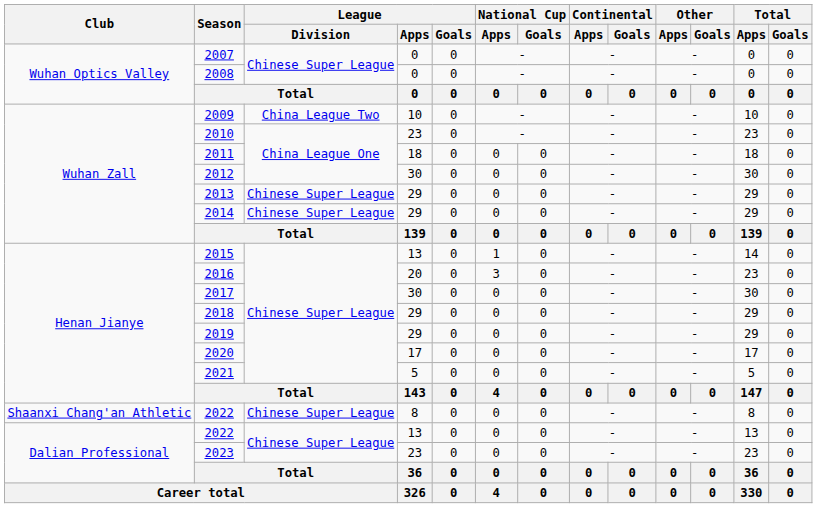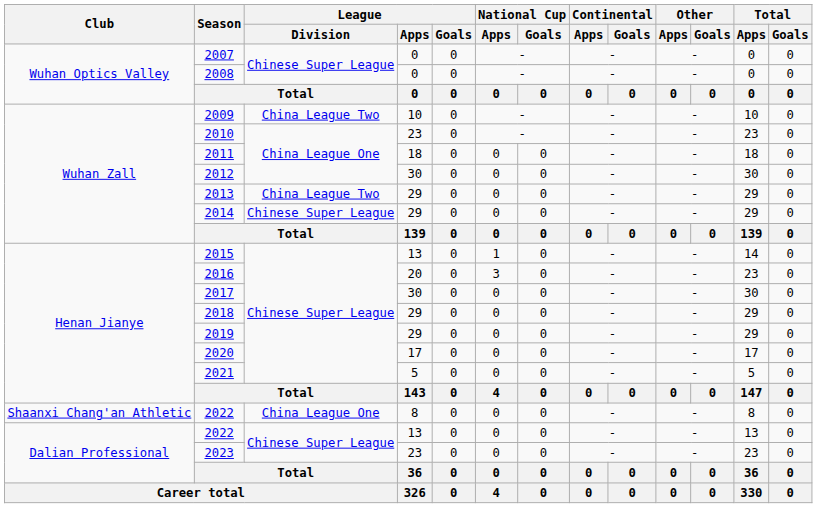(321, 194) Chinese Super League -> (321, 194) China League Two
(321, 413) Chinese Super League -> (321, 413) China League One
